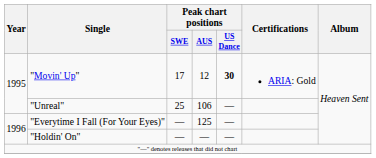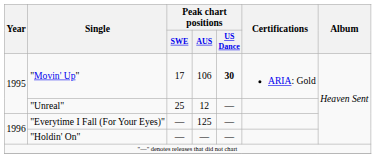(204, 76) 12 -> (204, 76) 106
(204, 106) 106 -> (204, 106) 12
